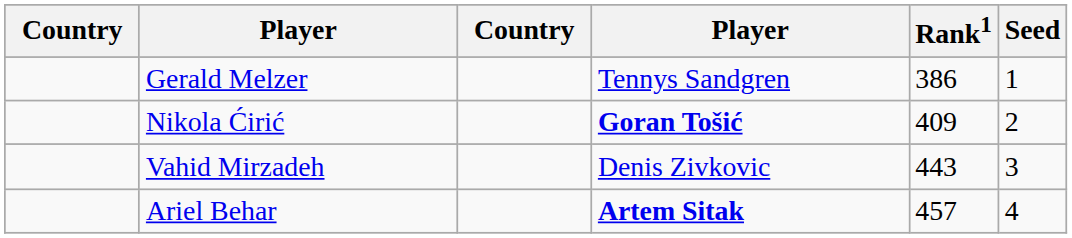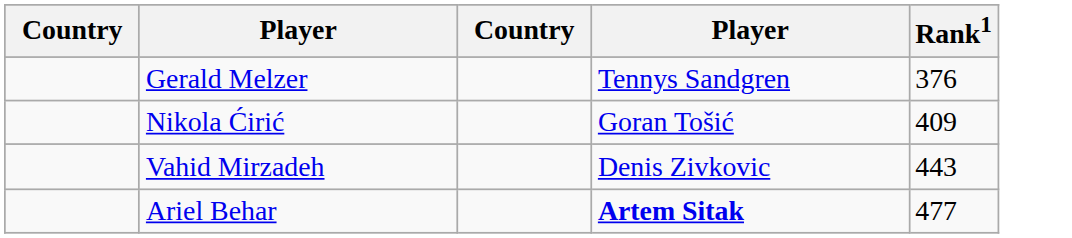- column: (1033, 30)
(936, 78) 386 -> (936, 78) 376
(670, 122) bold -> (666, 122) normal
(936, 210) 457 -> (936, 210) 477
